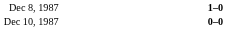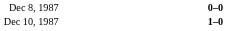(216, 7) 1–0 -> (216, 7) 0–0
(216, 21) 0–0 -> (216, 21) 1–0
